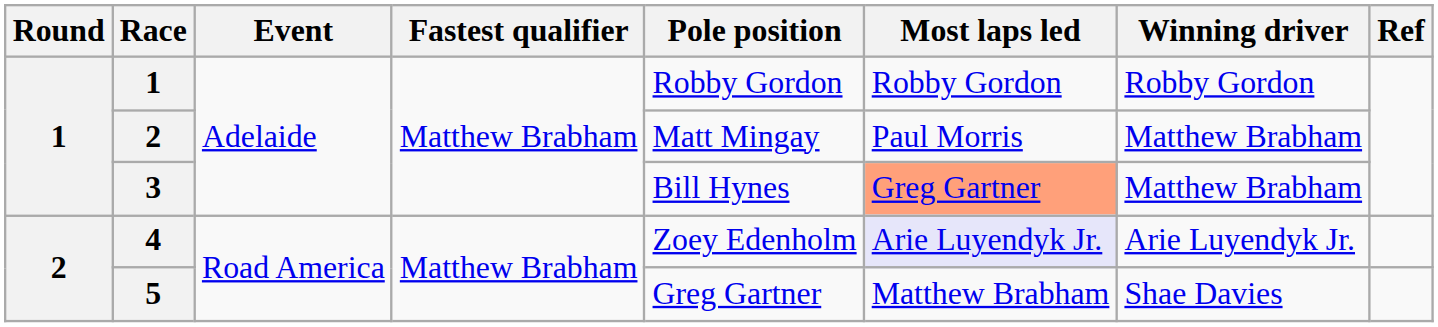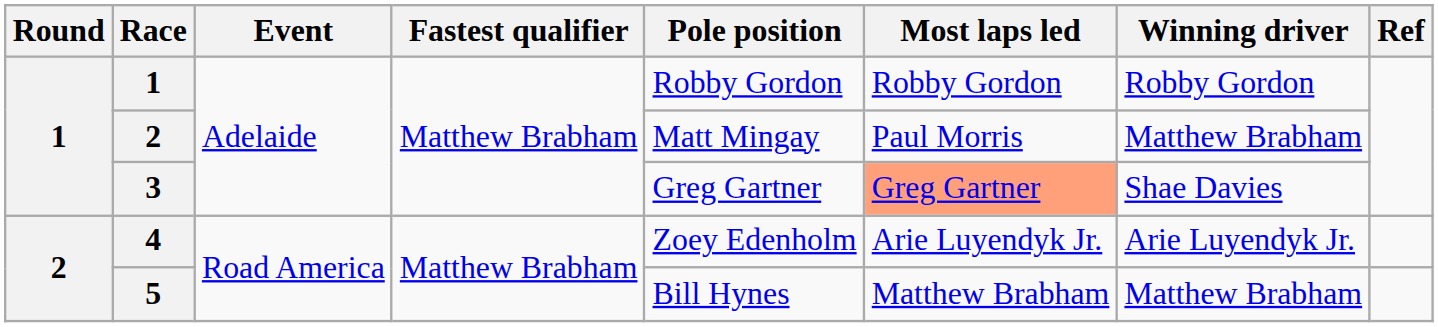(721, 187) Bill Hynes -> (737, 187) Greg Gartner
(1243, 187) Matthew Brabham -> (1203, 187) Shae Davies
(987, 240) lavender background -> (987, 240) no background
(737, 292) Greg Gartner -> (721, 292) Bill Hynes
(1203, 292) Shae Davies -> (1243, 292) Matthew Brabham
